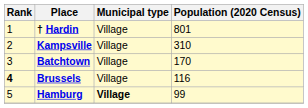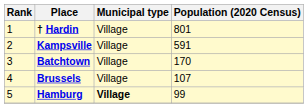(182, 45) 310 -> (182, 45) 591
(10, 78) bold -> (10, 78) normal
(182, 78) 116 -> (182, 78) 107
